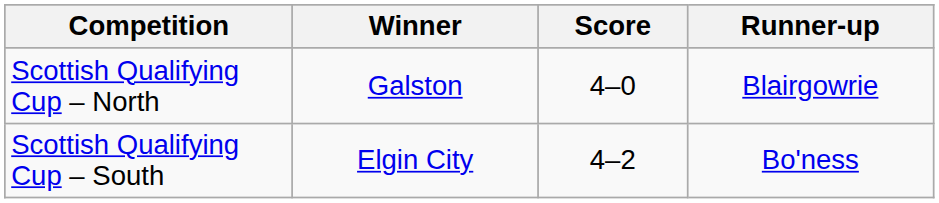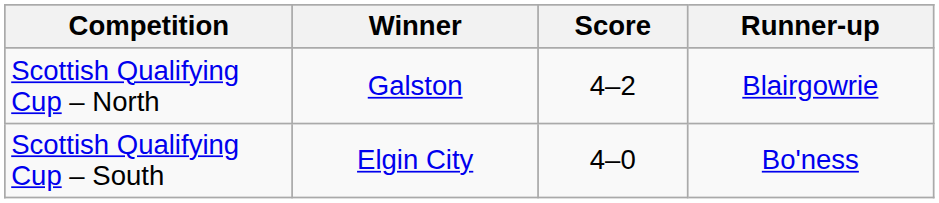(613, 85) 4–0 -> (613, 85) 4–2
(613, 160) 4–2 -> (613, 160) 4–0
